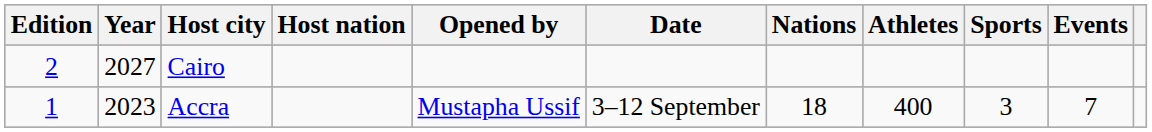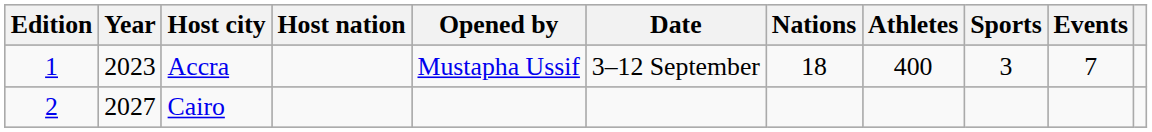rows swapped: (198, 106) <-> (196, 65)
